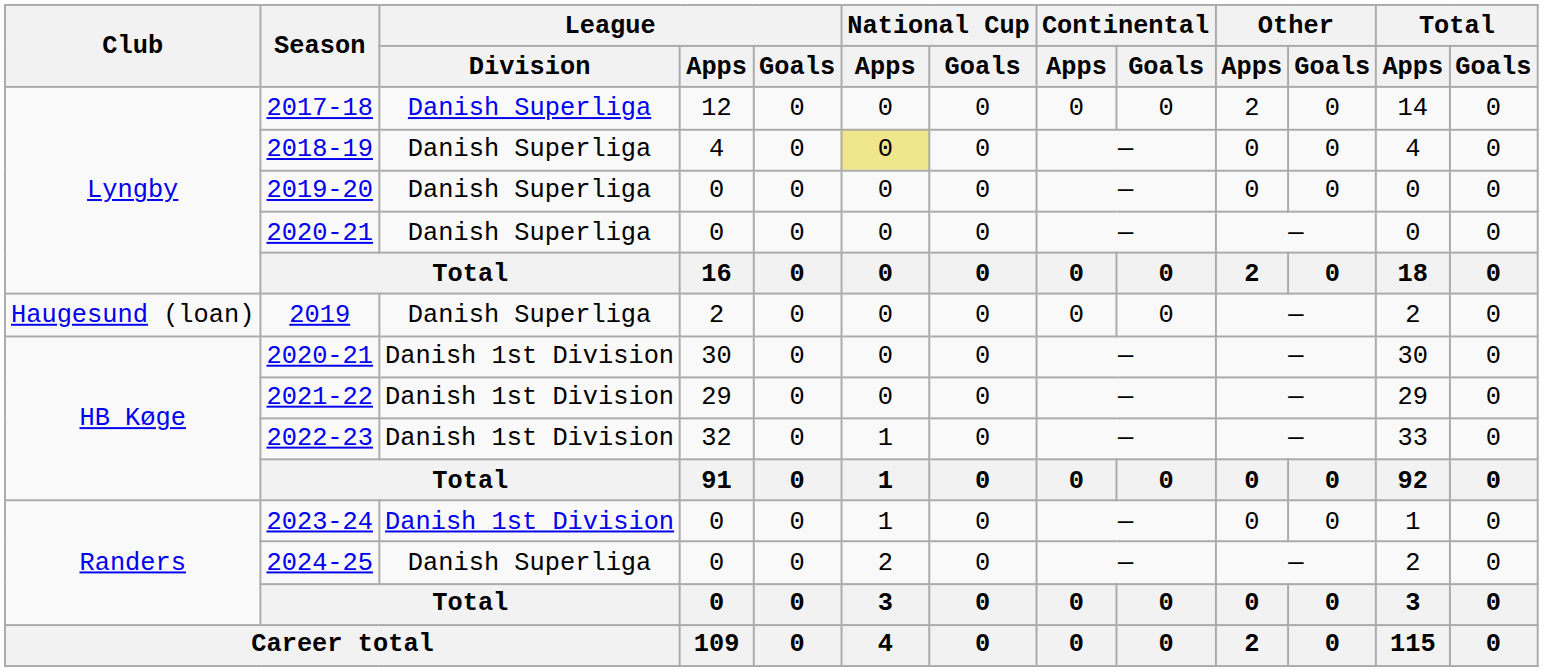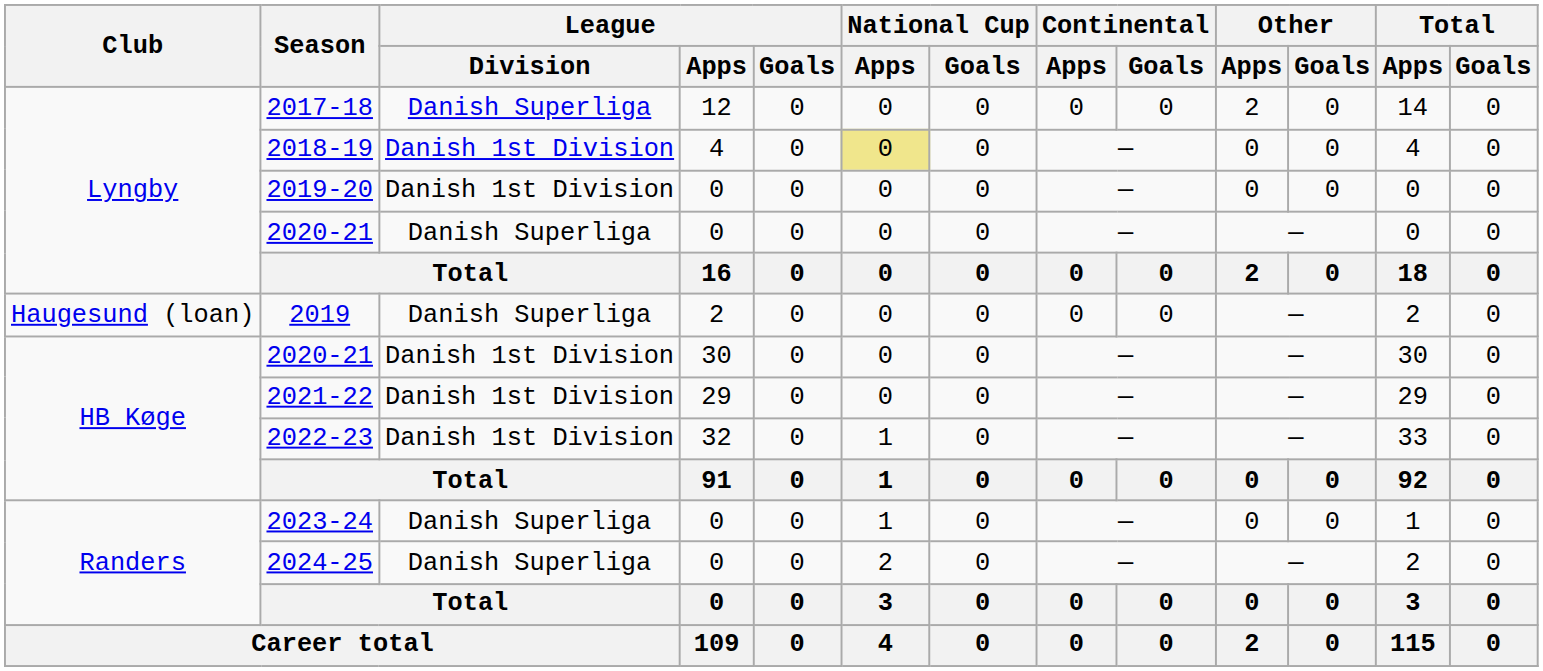(530, 150) Danish Superliga -> (530, 150) Danish 1st Division
(530, 191) Danish Superliga -> (530, 191) Danish 1st Division
(530, 521) Danish 1st Division -> (530, 521) Danish Superliga
